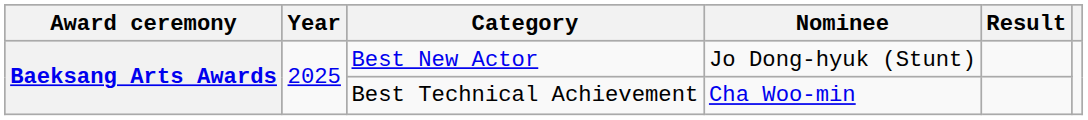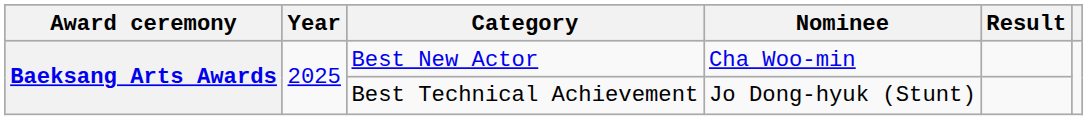(842, 59) Jo Dong-hyuk (Stunt) -> (782, 59) Cha Woo-min
(782, 95) Cha Woo-min -> (842, 95) Jo Dong-hyuk (Stunt)
